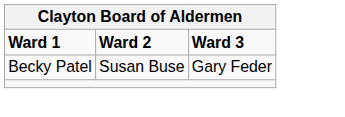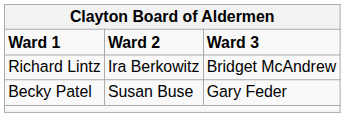+ row: (54, 67)
